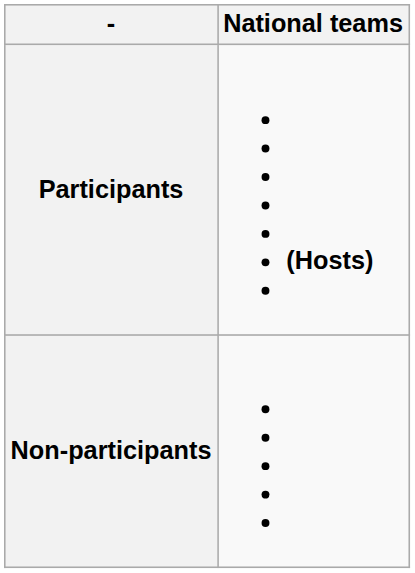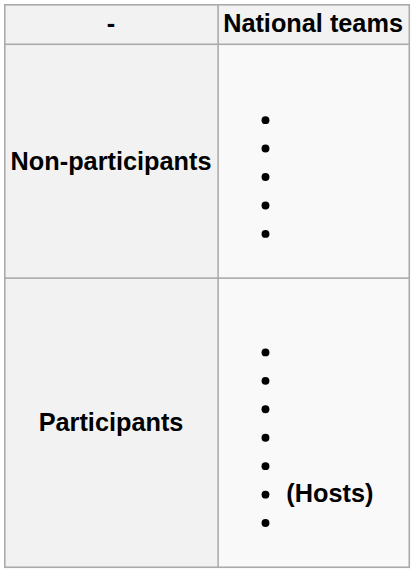rows swapped: (111, 189) <-> (111, 450)
